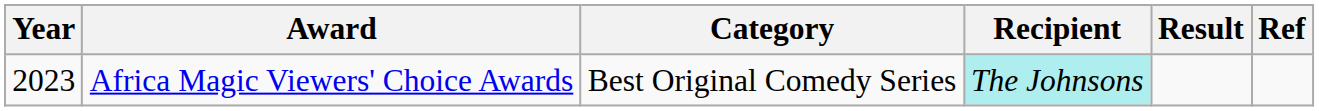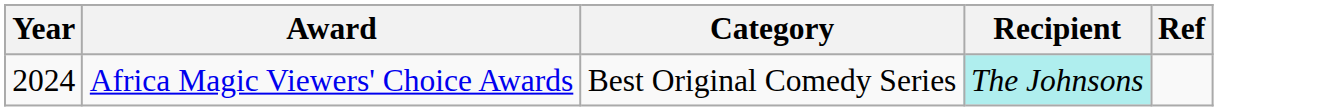- column: (1201, 29)
(44, 79) 2023 -> (44, 79) 2024
